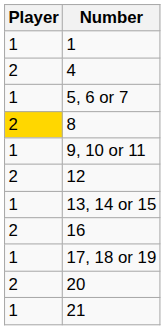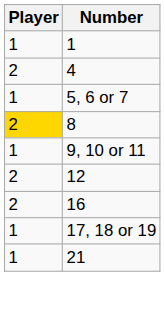- row: (111, 204)
- row: (76, 284)
